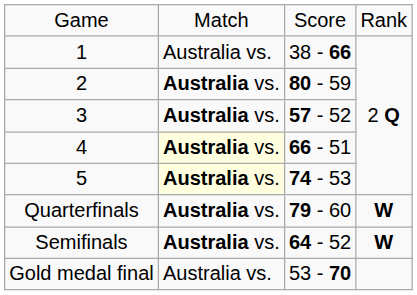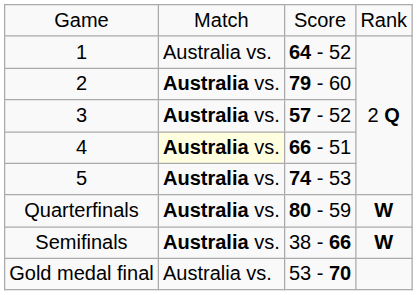(320, 52) 38 - 66 -> (320, 52) 64 - 52
(320, 83) 80 - 59 -> (320, 83) 79 - 60
(221, 178) lightyellow background -> (221, 178) no background
(320, 210) 79 - 60 -> (320, 210) 80 - 59
(320, 242) 64 - 52 -> (320, 242) 38 - 66
